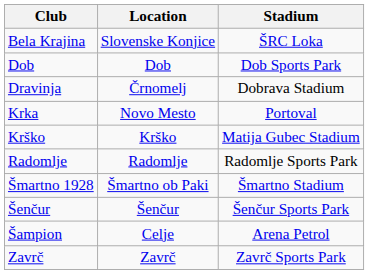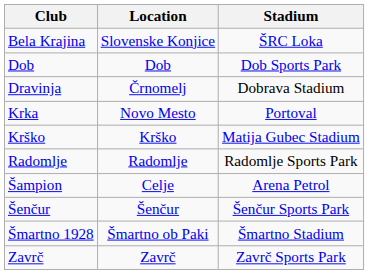rows swapped: (35, 233) <-> (51, 185)
